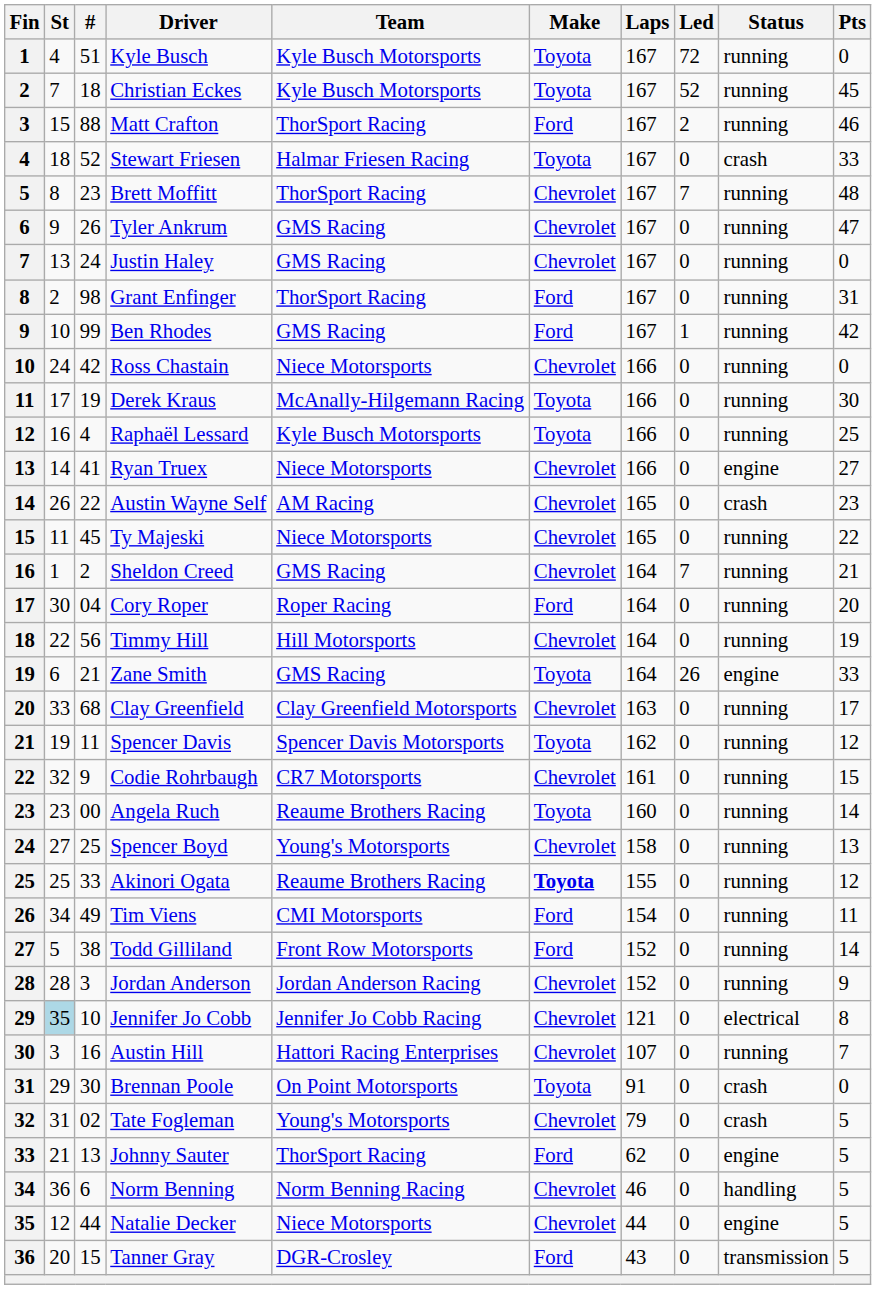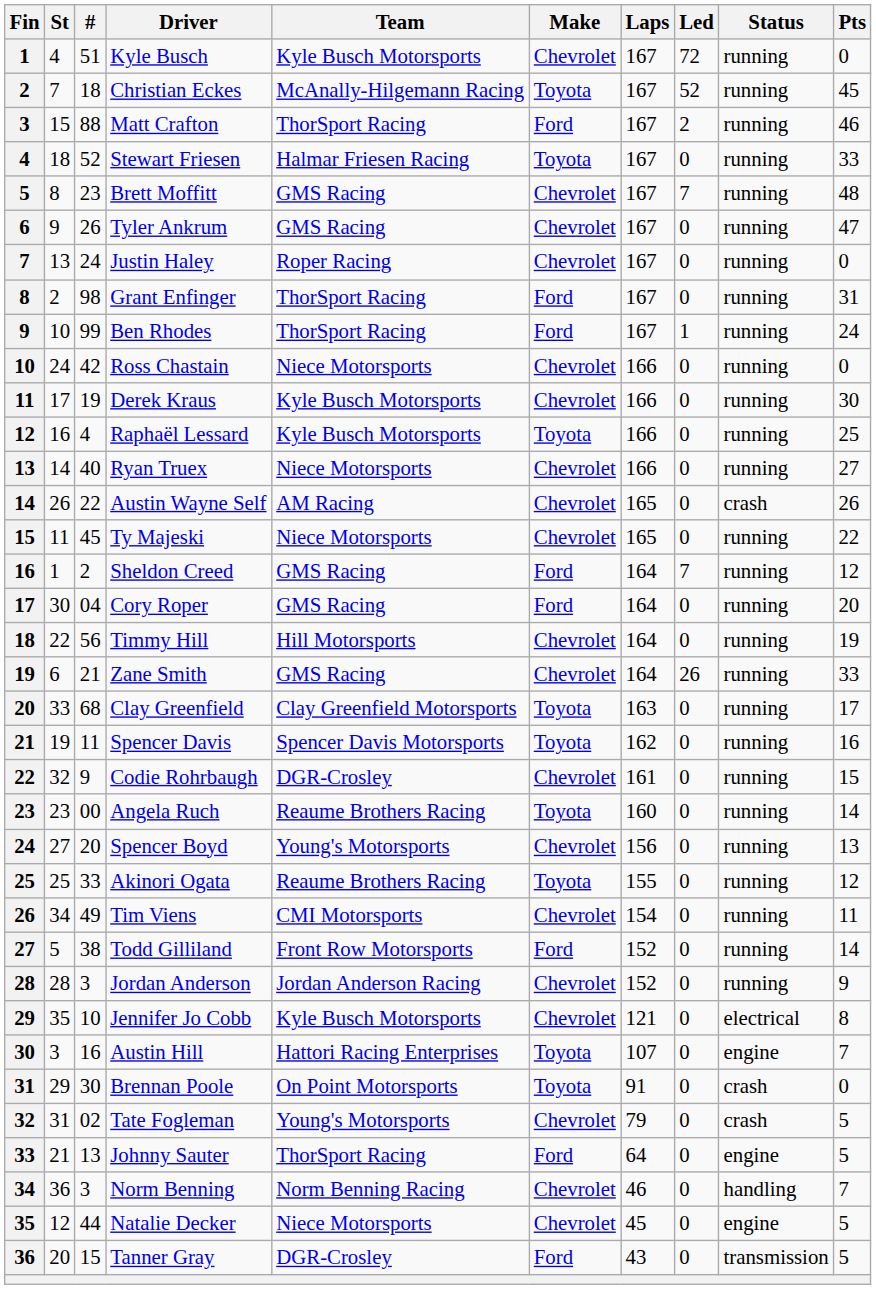(563, 56) Toyota -> (575, 56) Chevrolet
(379, 90) Kyle Busch Motorsports -> (400, 90) McAnally-Hilgemann Racing
(745, 159) crash -> (756, 159) running
(351, 193) ThorSport Racing -> (331, 193) GMS Racing
(331, 262) GMS Racing -> (334, 262) Roper Racing
(331, 330) GMS Racing -> (351, 330) ThorSport Racing
(849, 330) 42 -> (849, 330) 24
(400, 399) McAnally-Hilgemann Racing -> (379, 399) Kyle Busch Motorsports
(563, 399) Toyota -> (575, 399) Chevrolet
(90, 468) 41 -> (90, 468) 40
(751, 468) engine -> (756, 468) running
(849, 502) 23 -> (849, 502) 26
(575, 571) Chevrolet -> (553, 571) Ford
(849, 571) 21 -> (849, 571) 12
(334, 605) Roper Racing -> (331, 605) GMS Racing
(563, 674) Toyota -> (575, 674) Chevrolet
(751, 674) engine -> (756, 674) running
(575, 708) Chevrolet -> (563, 708) Toyota
(849, 742) 12 -> (849, 742) 16
(349, 777) CR7 Motorsports -> (334, 777) DGR-Crosley
(90, 845) 25 -> (90, 845) 20
(641, 845) 158 -> (641, 845) 156
(564, 880) bold -> (563, 880) normal
(553, 914) Ford -> (575, 914) Chevrolet
(60, 1017) lightblue background -> (60, 1017) no background
(379, 1017) Jennifer Jo Cobb Racing -> (379, 1017) Kyle Busch Motorsports
(575, 1051) Chevrolet -> (563, 1051) Toyota
(756, 1051) running -> (751, 1051) engine
(636, 1154) 62 -> (636, 1154) 64
(85, 1189) 6 -> (85, 1189) 3
(844, 1189) 5 -> (844, 1189) 7
(636, 1223) 44 -> (636, 1223) 45
